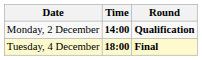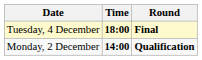rows swapped: (53, 30) <-> (53, 47)
